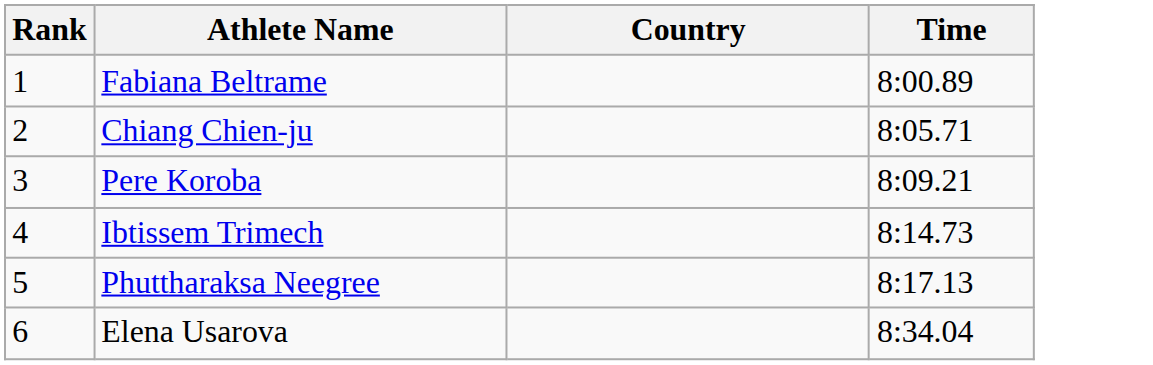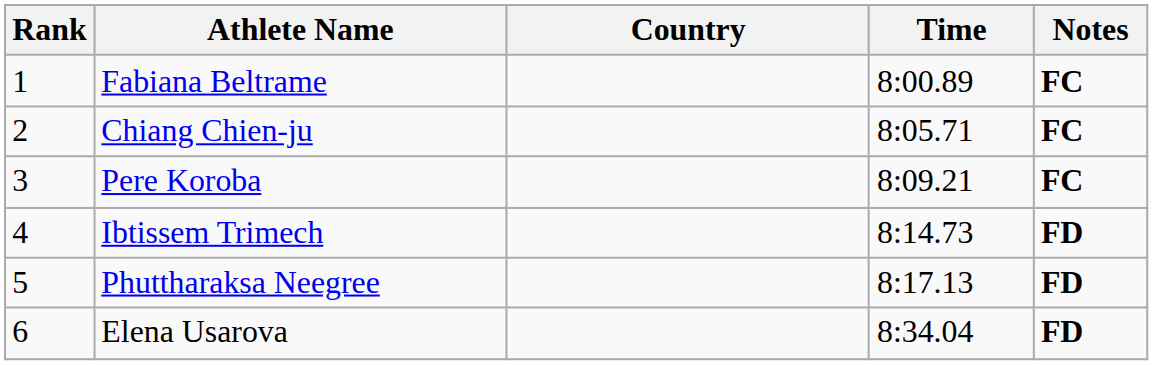+ column: (1091, 29)
